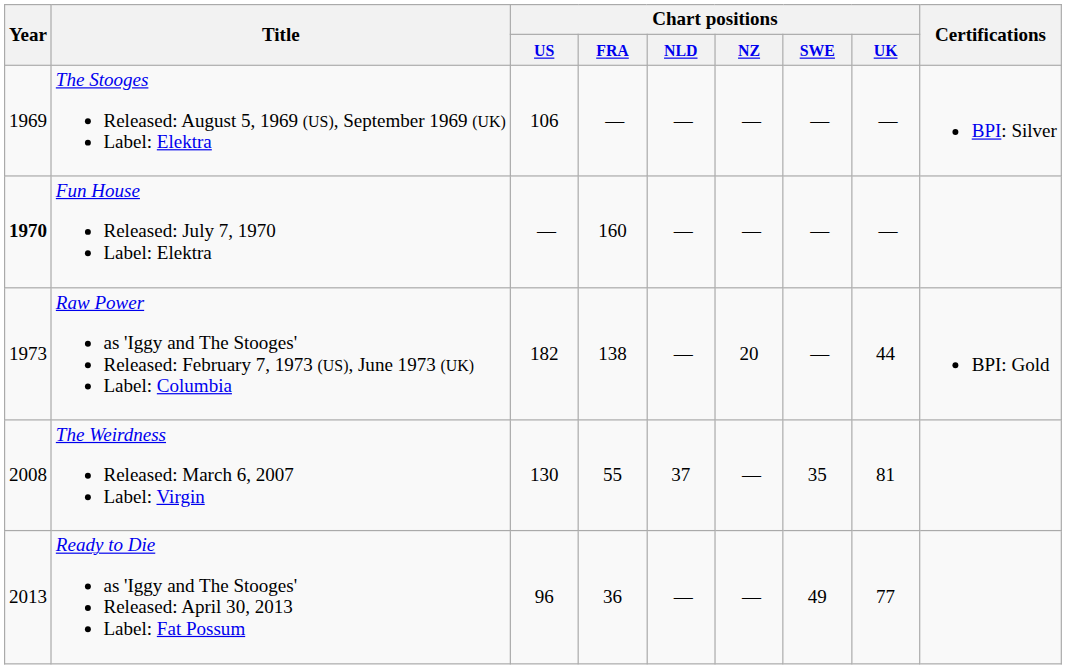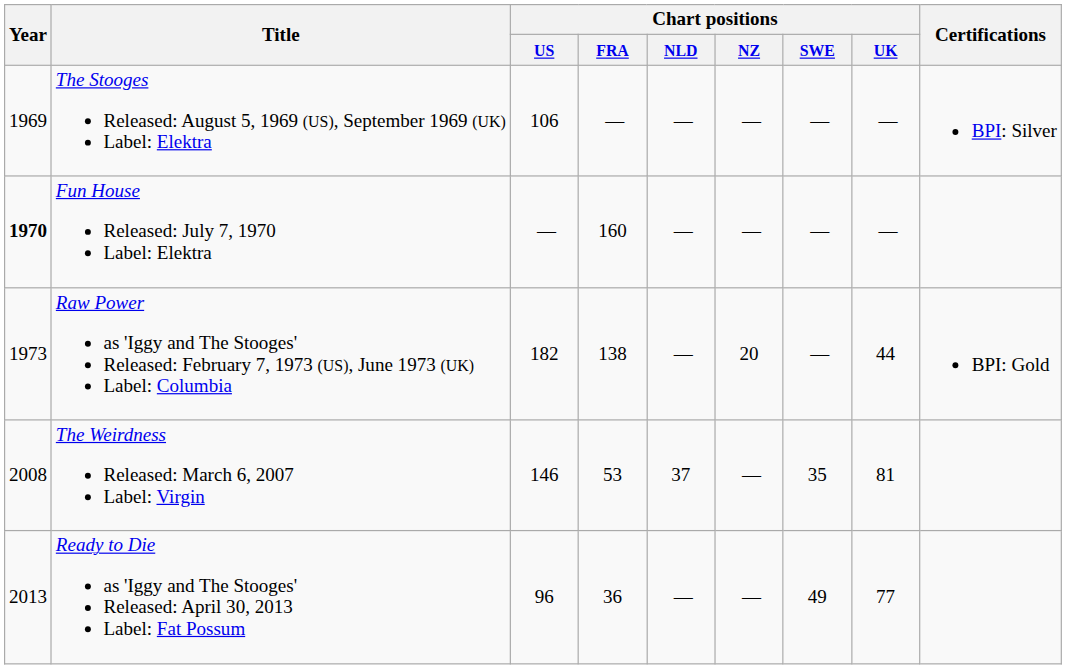(544, 475) 130 -> (544, 475) 146
(612, 475) 55 -> (612, 475) 53
